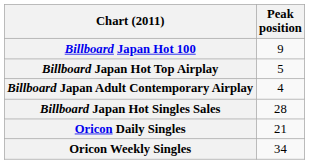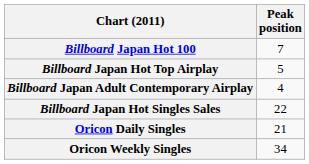(280, 48) 9 -> (280, 48) 7
(280, 108) 28 -> (280, 108) 22
